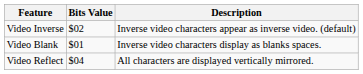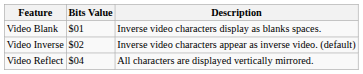rows swapped: (32, 45) <-> (35, 28)
